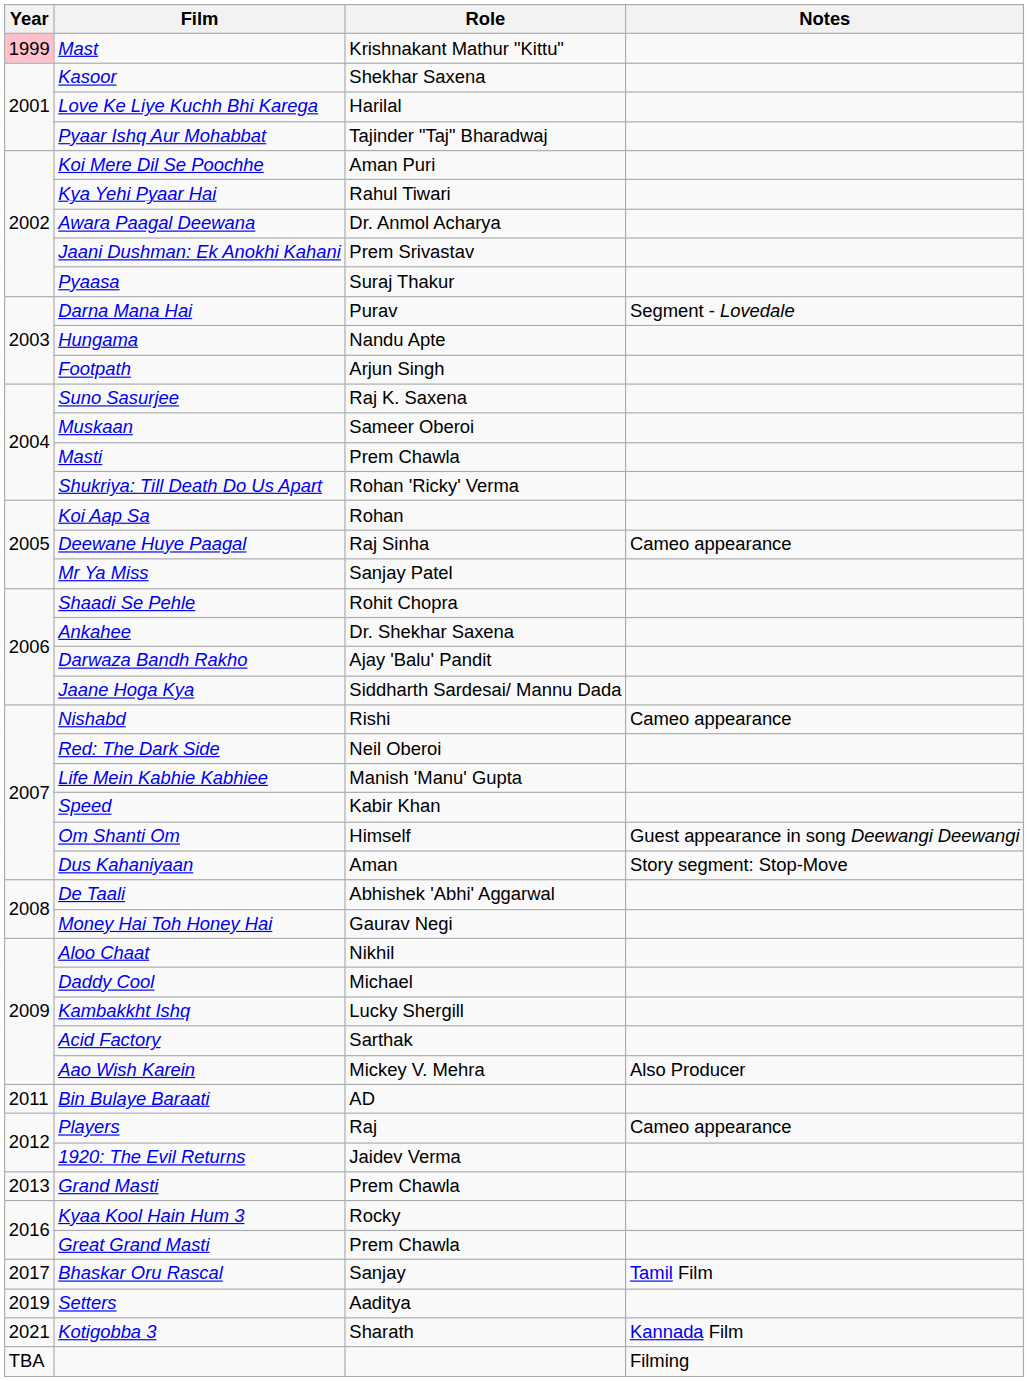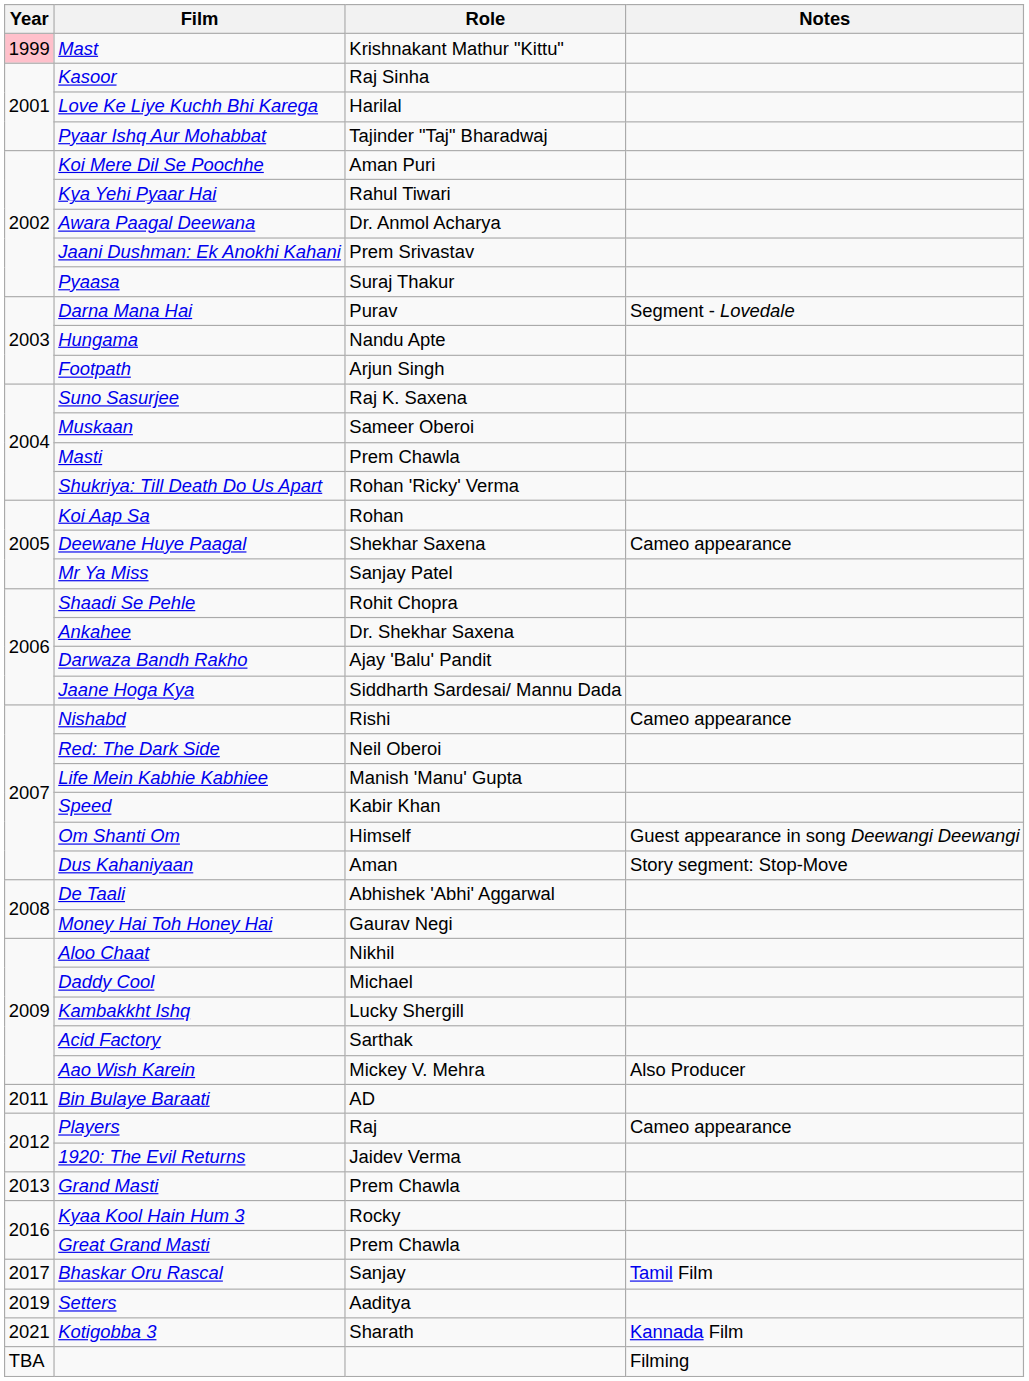(417, 77) Shekhar Saxena -> (389, 77) Raj Sinha
(389, 544) Raj Sinha -> (417, 544) Shekhar Saxena
